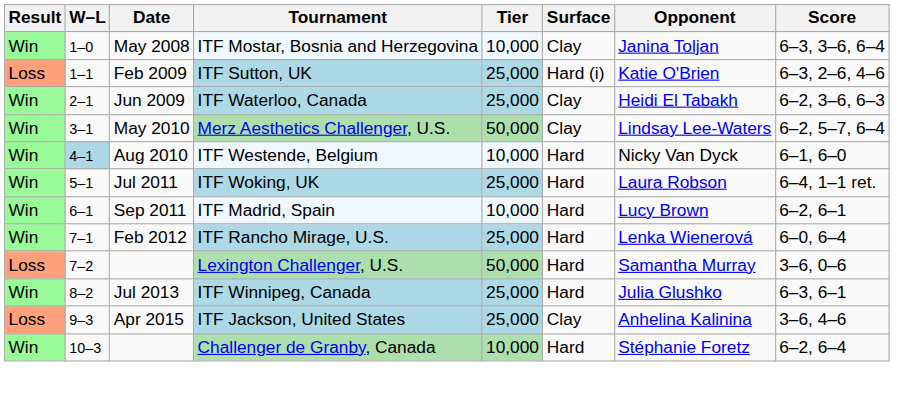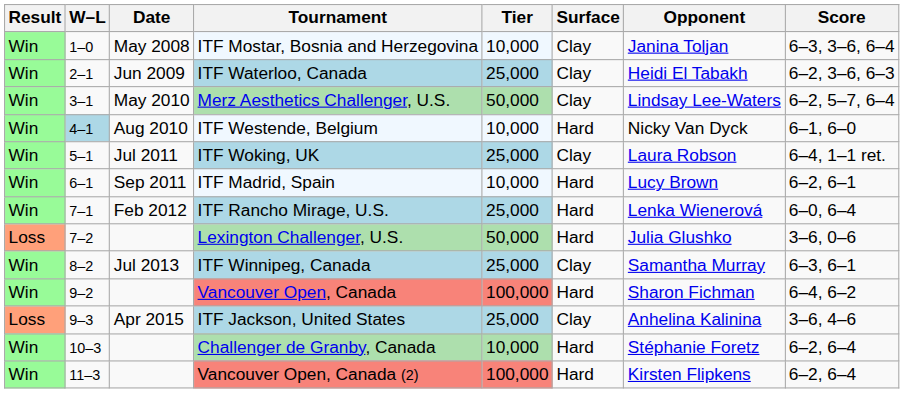- row: (255, 73)
(566, 182) Hard -> (574, 155) Clay
(687, 264) Samantha Murray -> (680, 237) Julia Glushko
(566, 292) Hard -> (574, 264) Clay
(670, 292) Julia Glushko -> (697, 264) Samantha Murray
+ row: (297, 292)
+ row: (308, 374)
